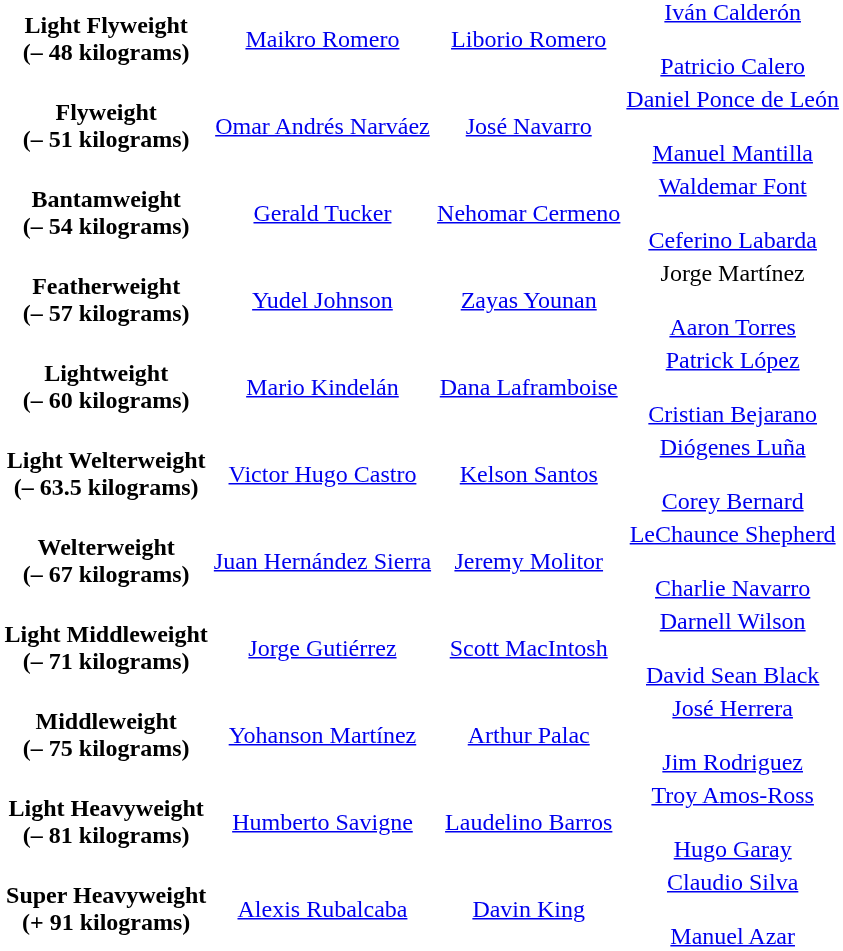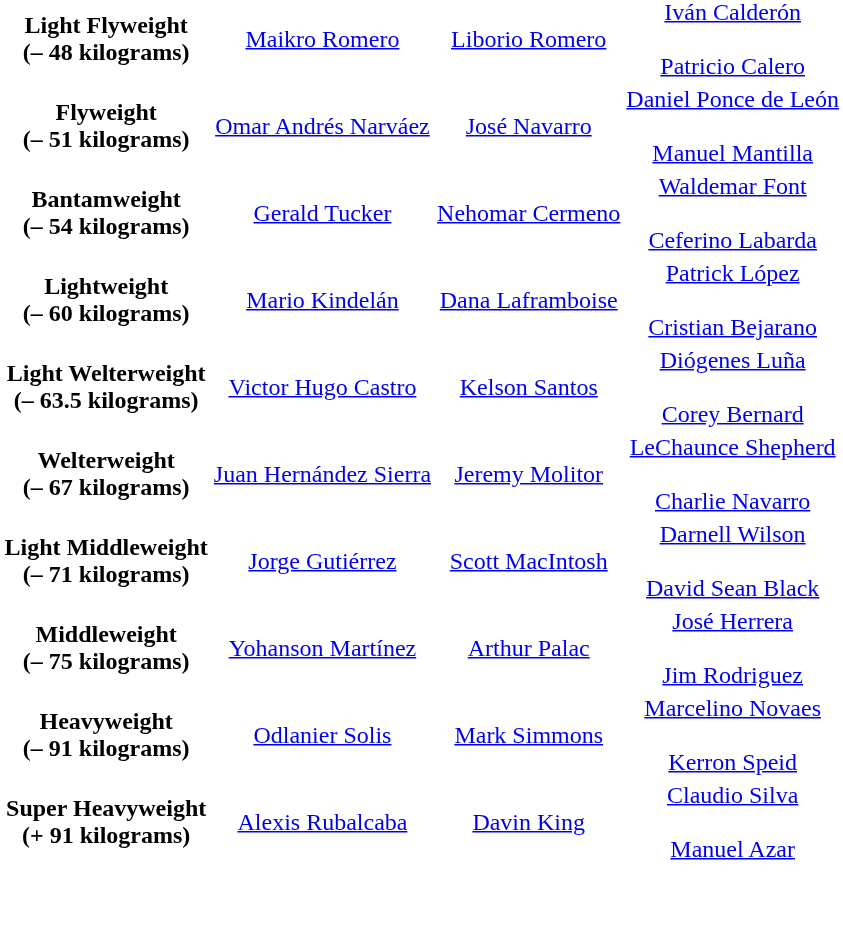- row: (106, 299)
- row: (106, 821)
+ row: (106, 734)
